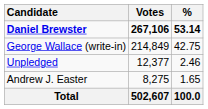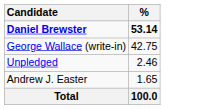- column: (150, 12)
